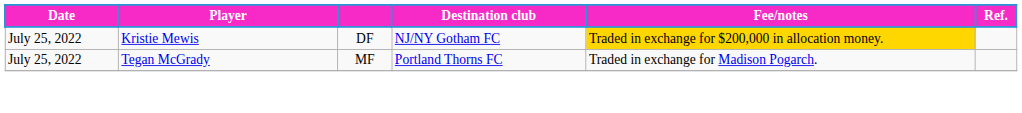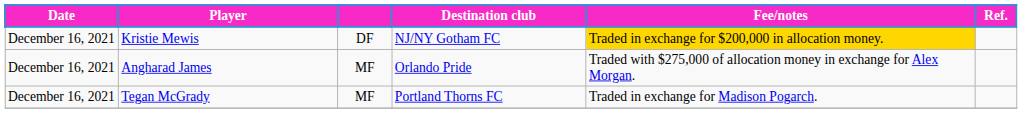(45, 38) July 25, 2022 -> (61, 38) December 16, 2021
+ row: (166, 67)
(45, 60) July 25, 2022 -> (61, 96) December 16, 2021
